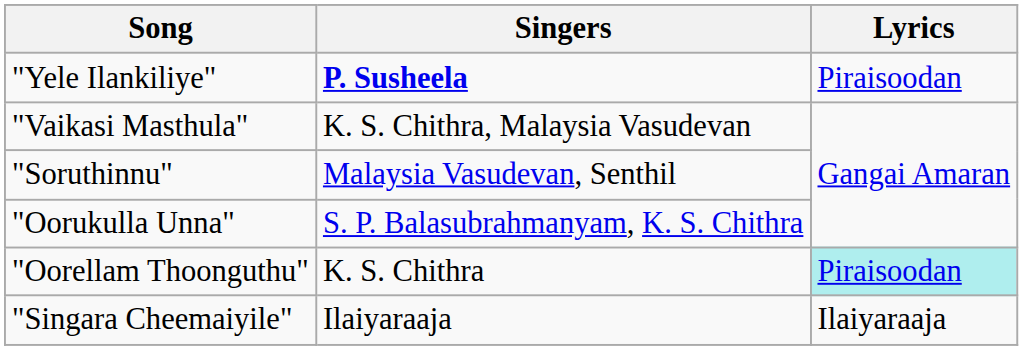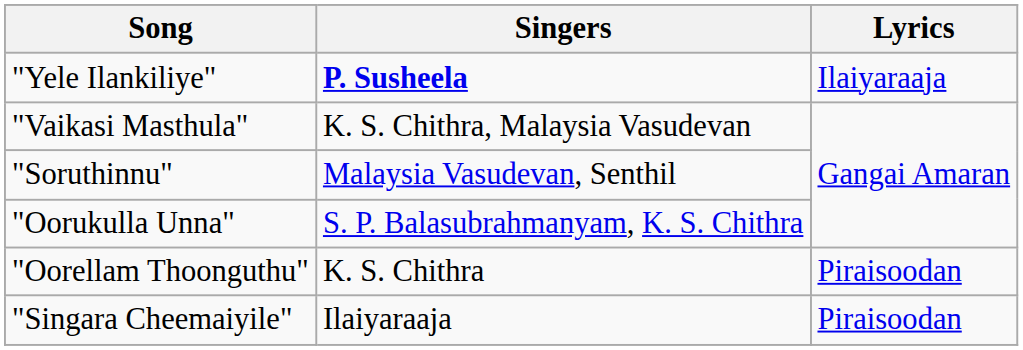(890, 77) Piraisoodan -> (882, 77) Ilaiyaraaja
(890, 271) paleturquoise background -> (890, 271) no background
(882, 319) Ilaiyaraaja -> (890, 319) Piraisoodan
